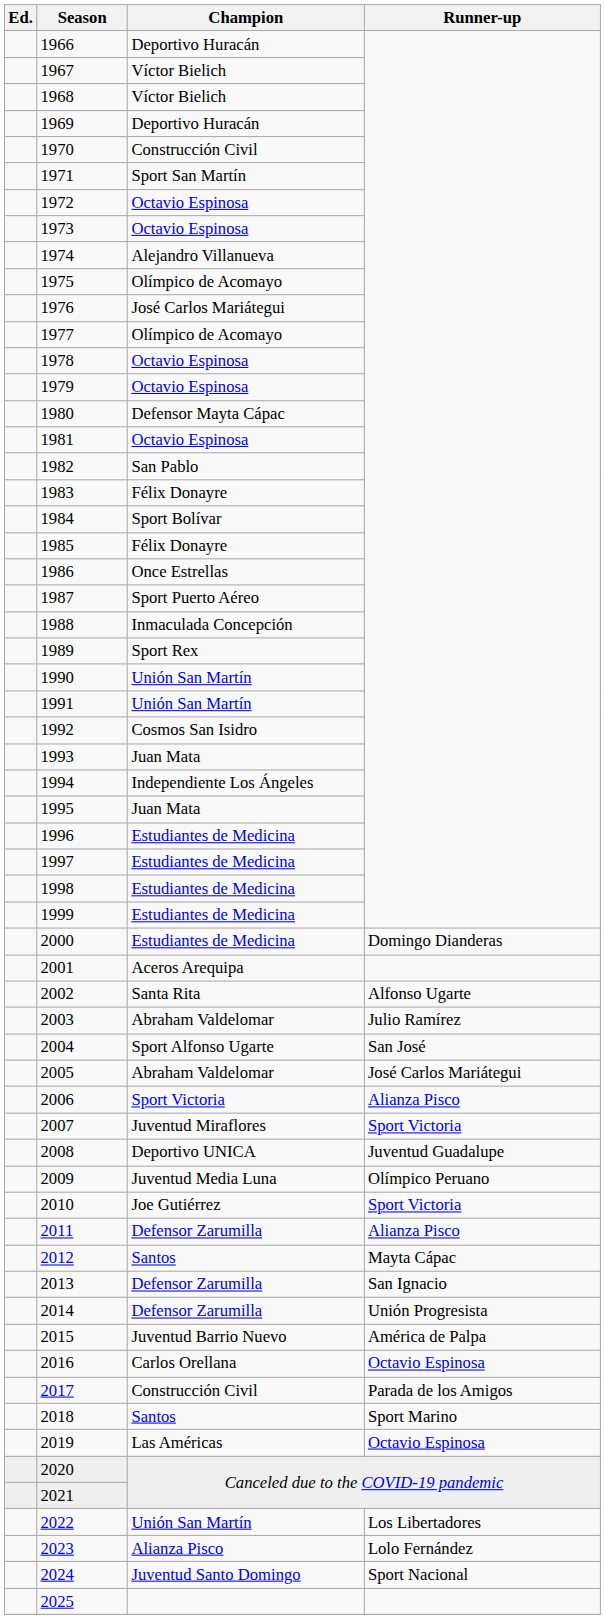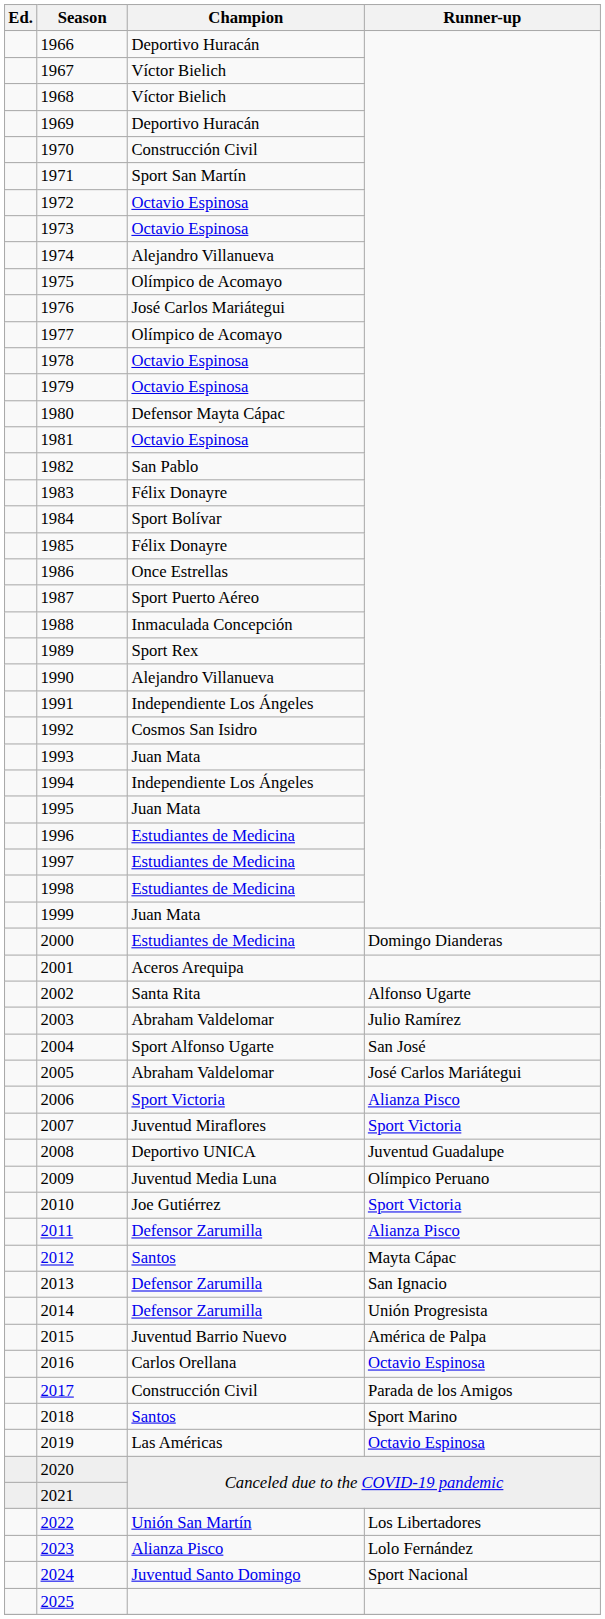(192, 677) Unión San Martín -> (203, 677) Alejandro Villanueva
(192, 703) Unión San Martín -> (222, 703) Independiente Los Ángeles
(213, 914) Estudiantes de Medicina -> (166, 914) Juan Mata
